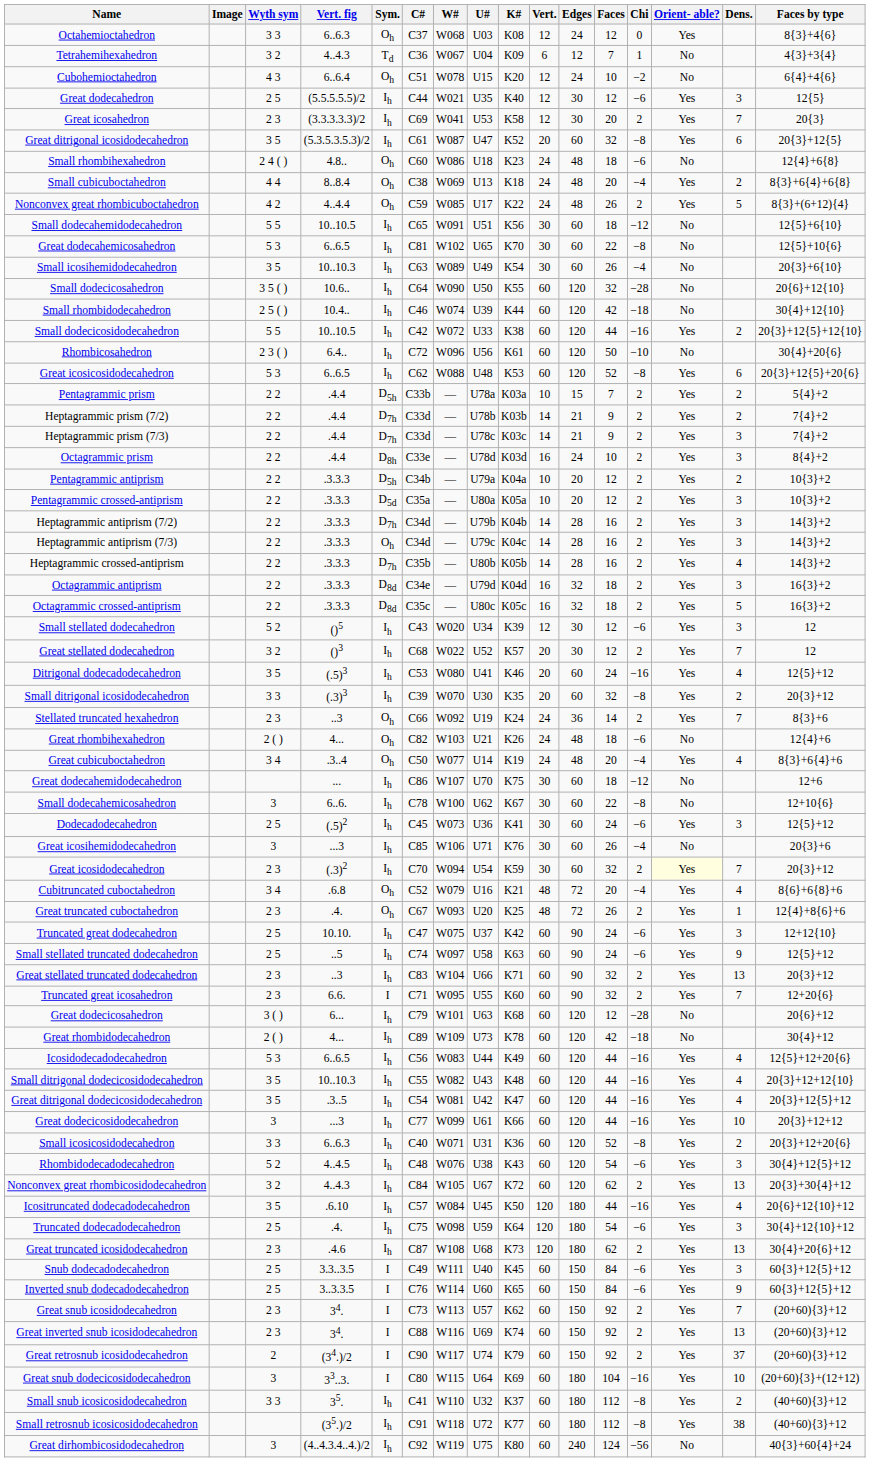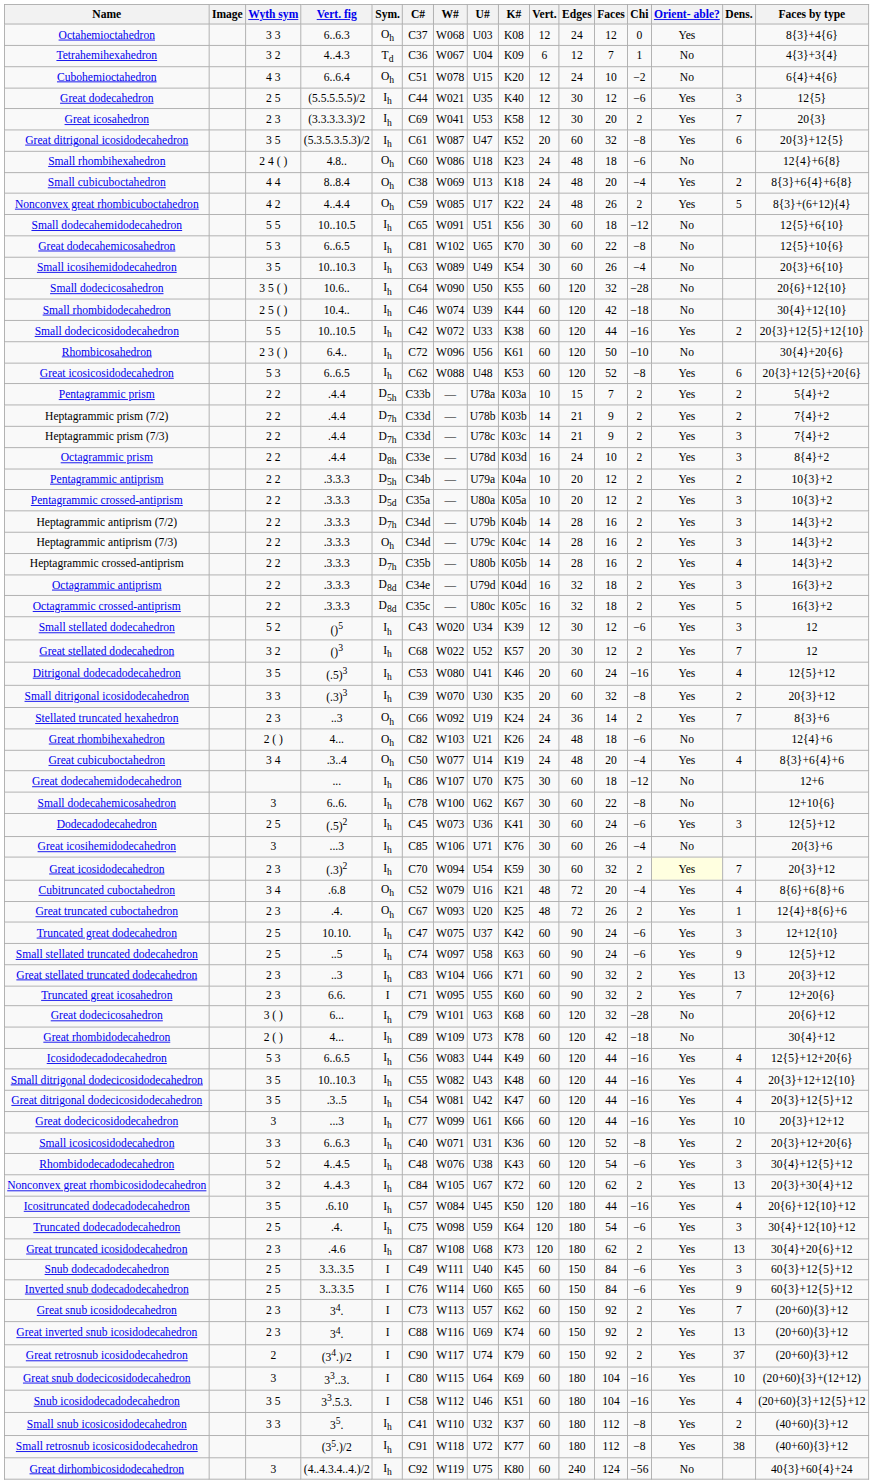(611, 1016) 12 -> (611, 1016) 32
+ row: (107, 1401)
